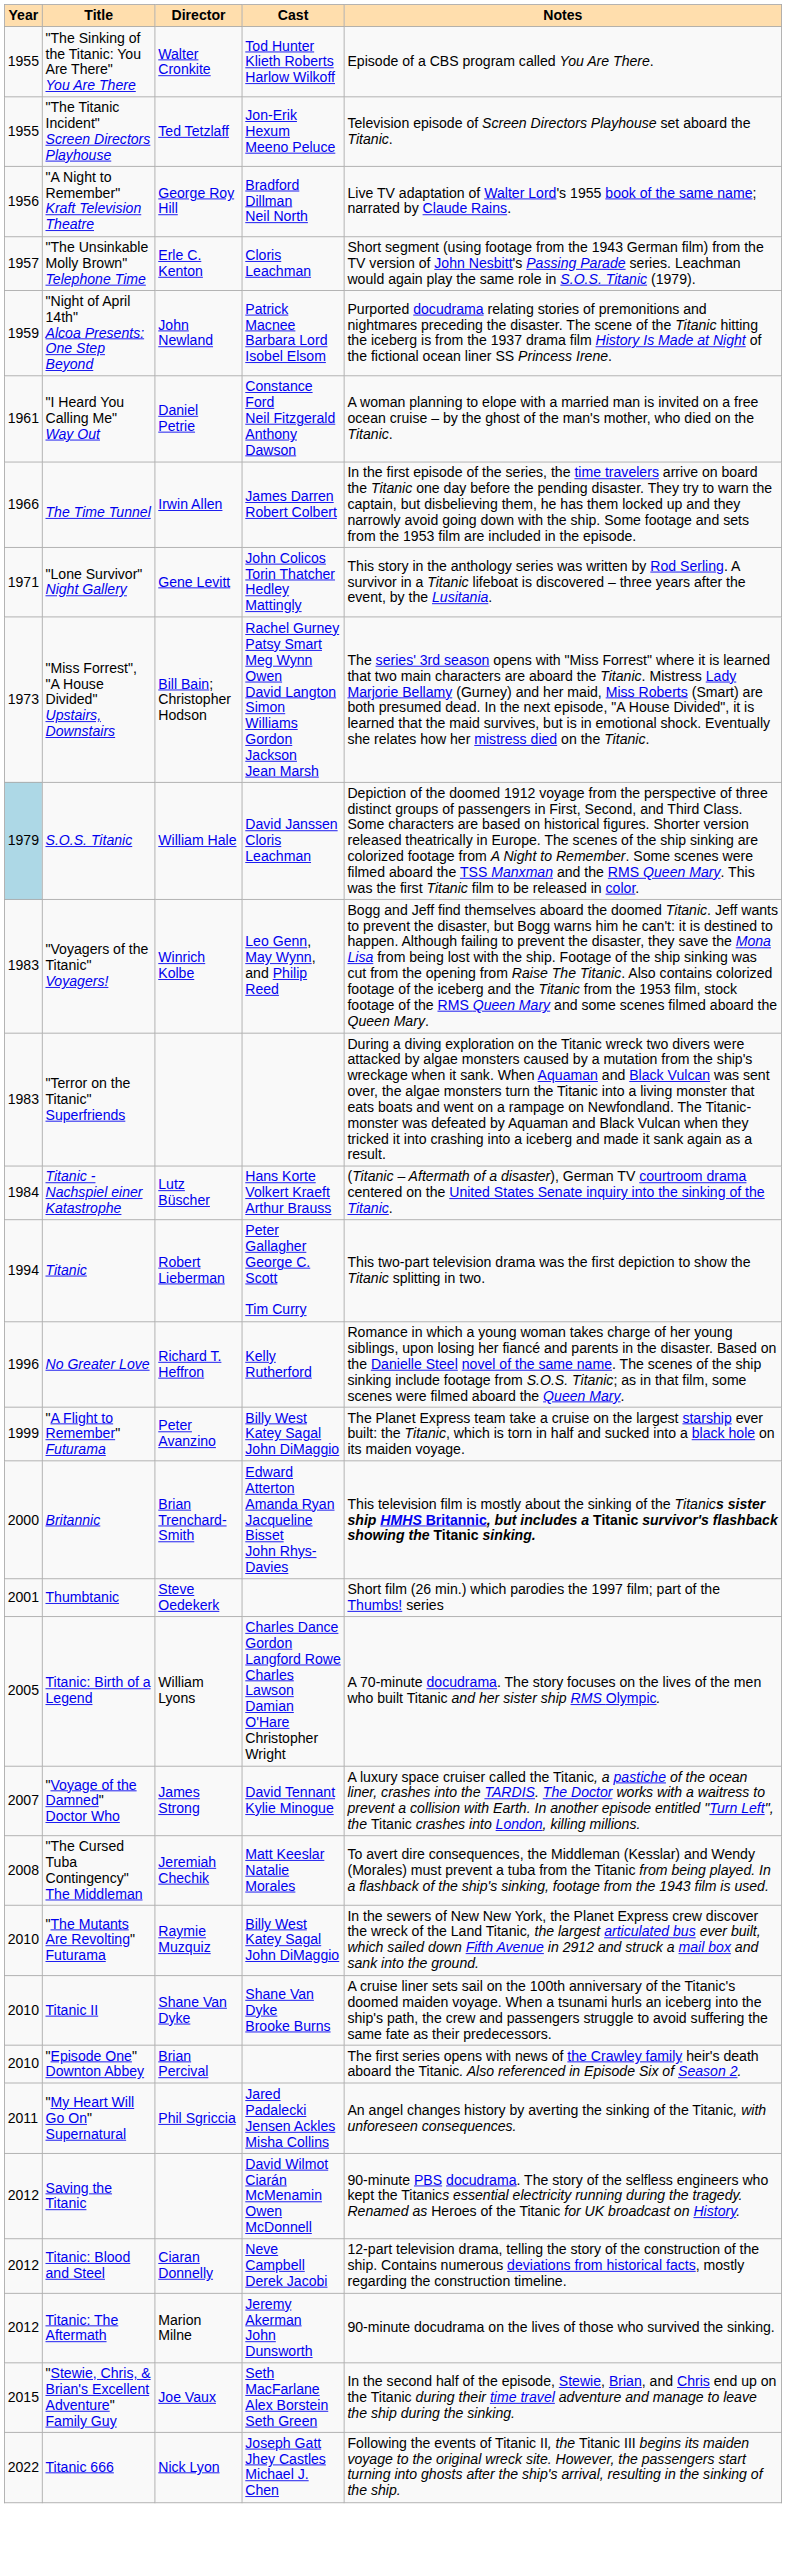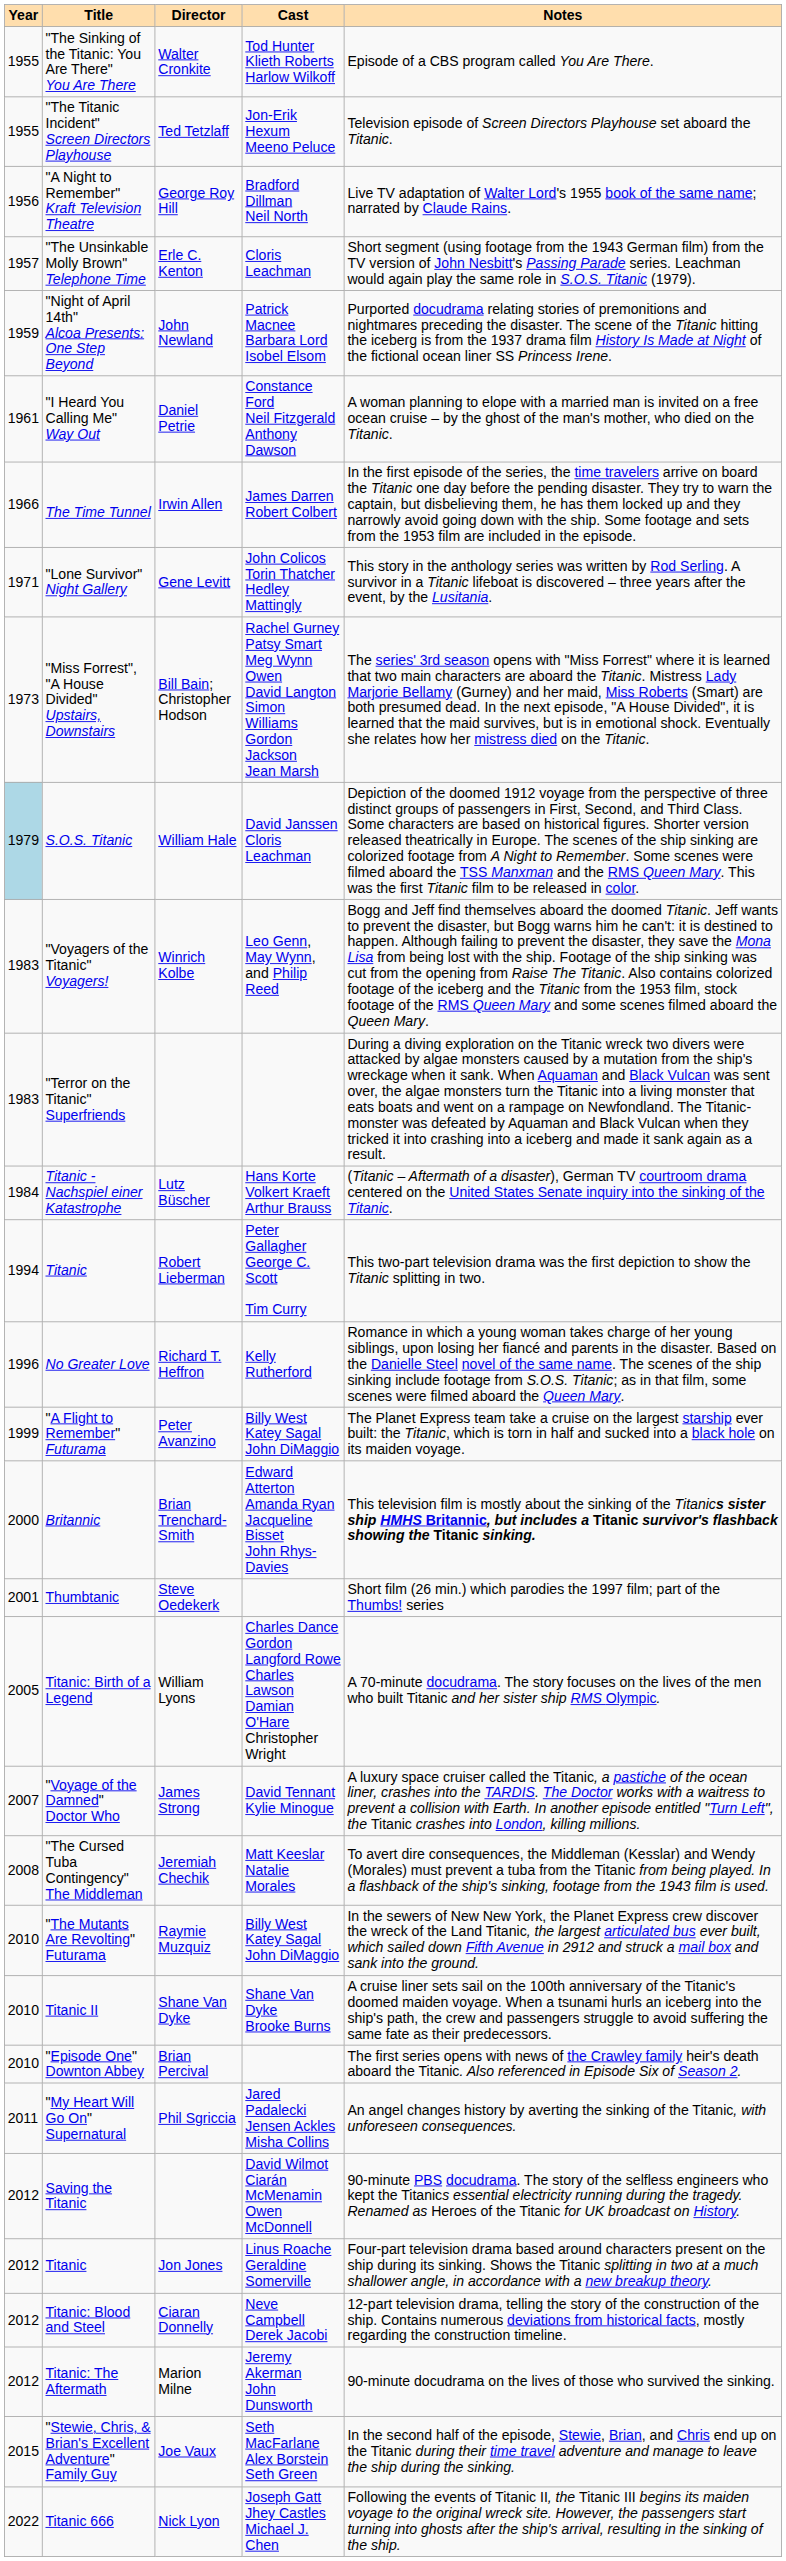+ row: (66, 2265)
